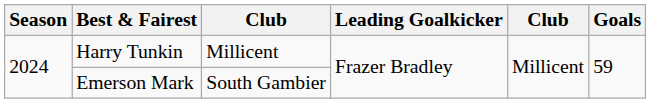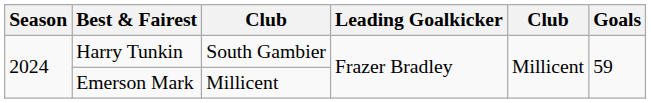(242, 51) Millicent -> (266, 51) South Gambier
(266, 82) South Gambier -> (242, 82) Millicent
